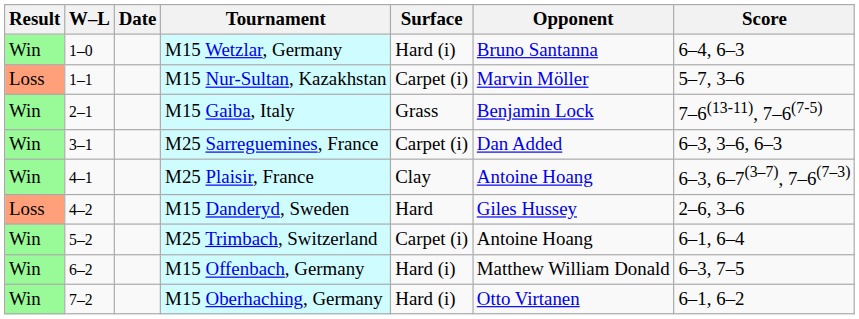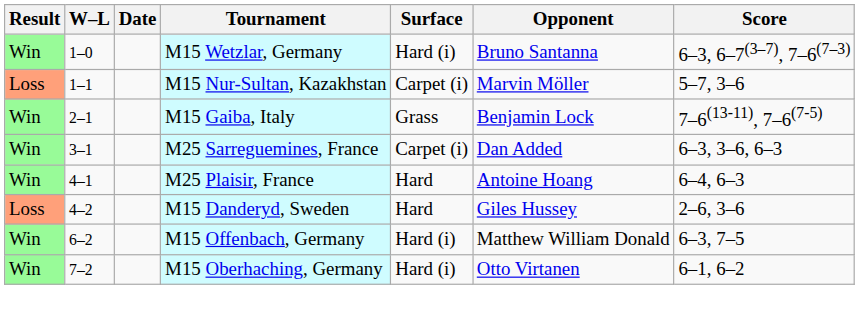(711, 49) 6–4, 6–3 -> (764, 51) 6–3, 6–7(3–7), 7–6(7–3)
(413, 176) Clay -> (414, 179) Hard
(764, 176) 6–3, 6–7(3–7), 7–6(7–3) -> (711, 179) 6–4, 6–3
- row: (271, 239)
